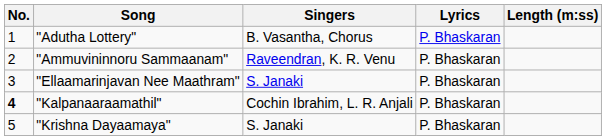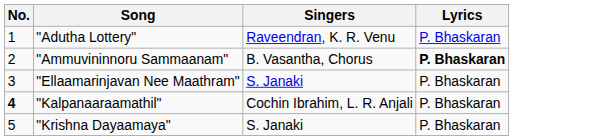- column: (553, 16)
(309, 37) B. Vasantha, Chorus -> (321, 37) Raveendran, K. R. Venu
(321, 59) Raveendran, K. R. Venu -> (309, 59) B. Vasantha, Chorus
(460, 59) normal -> (462, 59) bold
